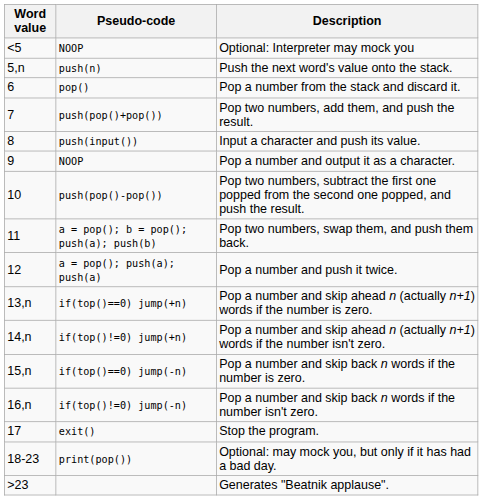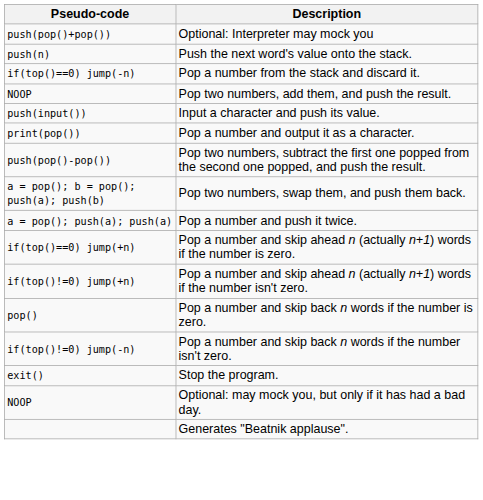- column: (30, 21)
(71, 49) NOOP -> (59, 34) push(pop()+pop())
(74, 88) pop() -> (71, 74) if(top()==0) jump(-n)
(111, 115) push(pop()+pop()) -> (19, 94) NOOP
(71, 162) NOOP -> (44, 133) print(pop())
(123, 372) if(top()==0) jump(-n) -> (23, 315) pop()
(95, 459) print(pop()) -> (19, 403) NOOP
